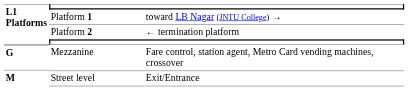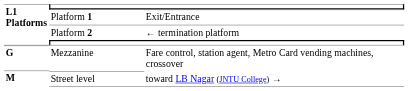(214, 17) toward LB Nagar (JNTU College) → -> (173, 17) Exit/Entrance
(173, 78) Exit/Entrance -> (214, 78) toward LB Nagar (JNTU College) →
